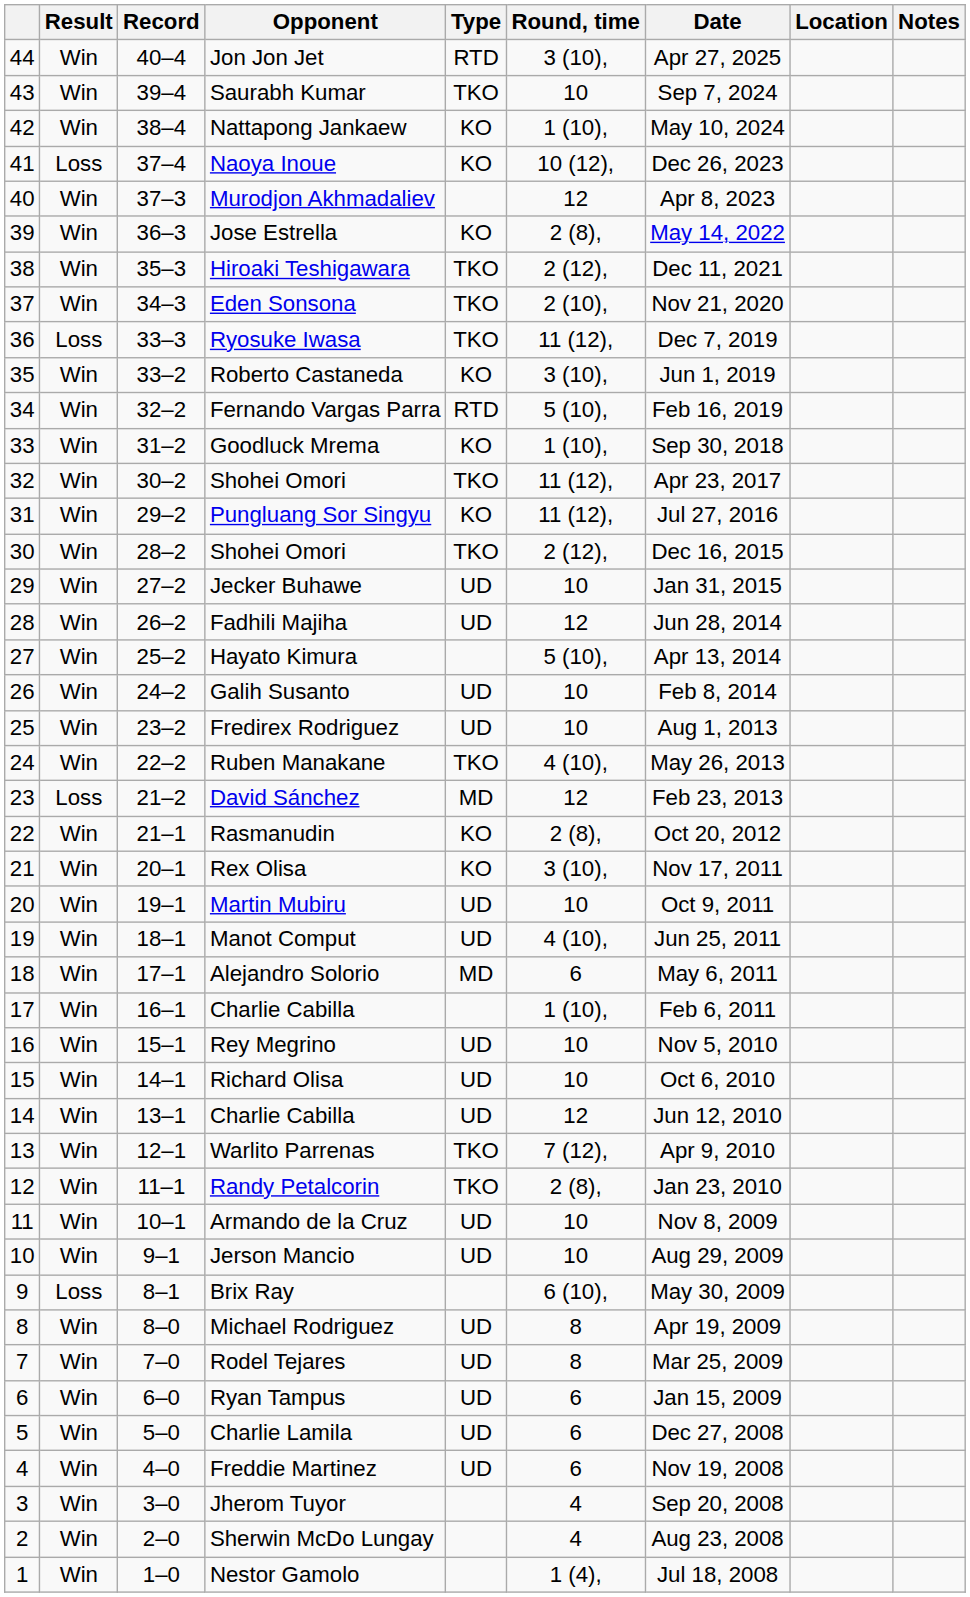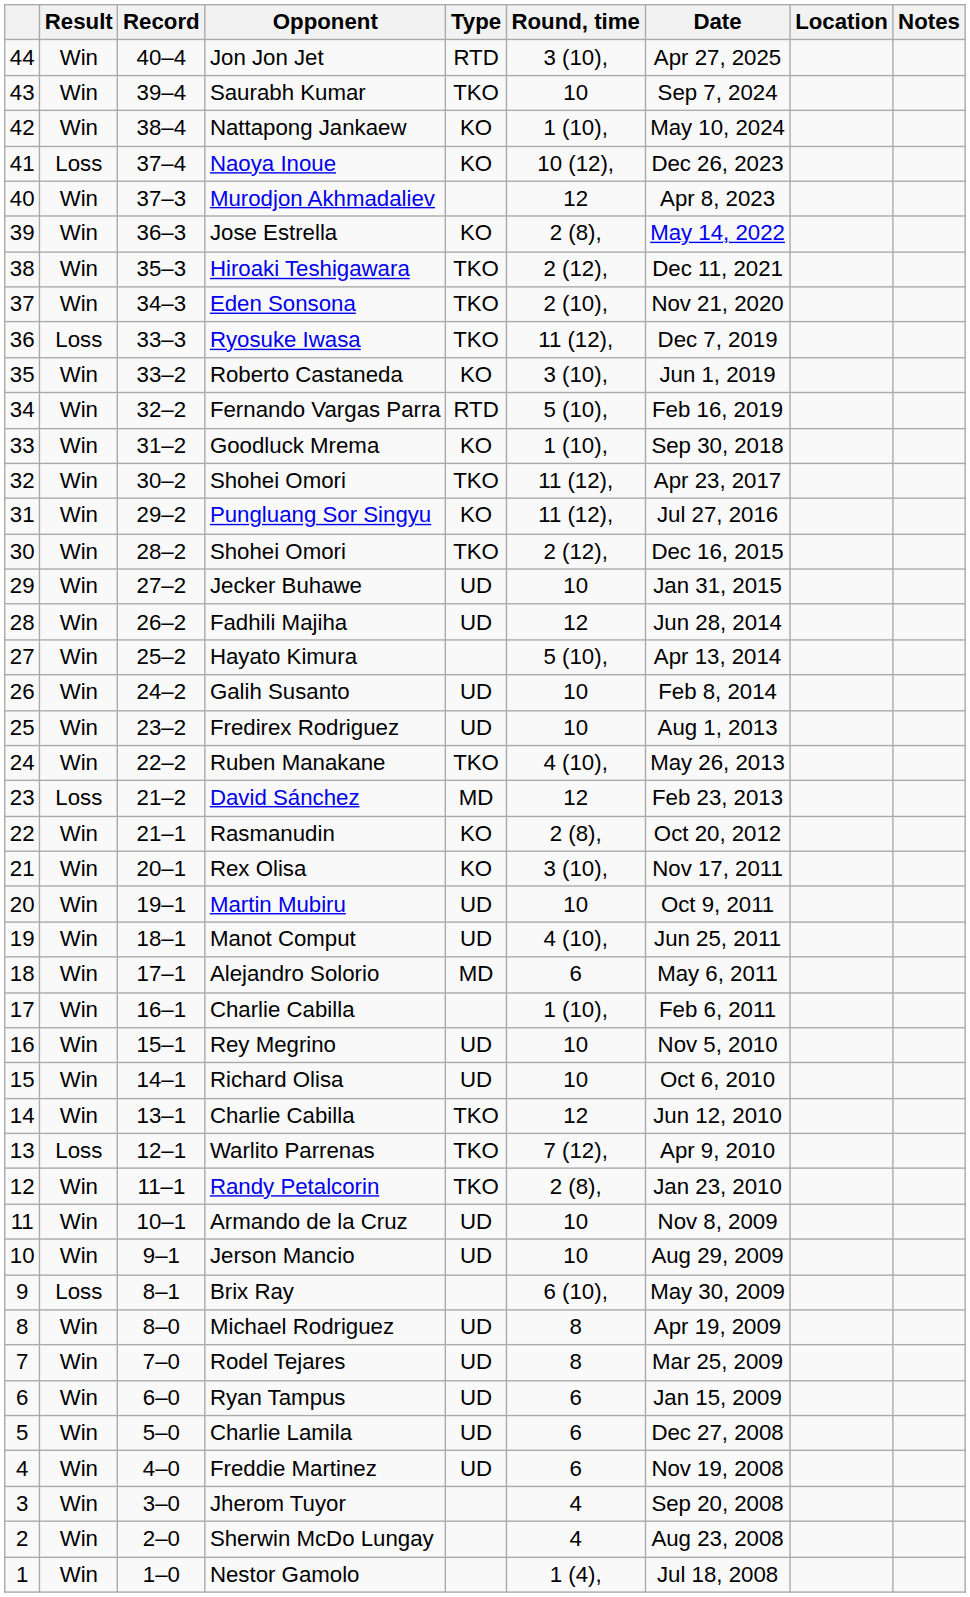(476, 1115) UD -> (476, 1115) TKO
(79, 1150) Win -> (79, 1150) Loss
